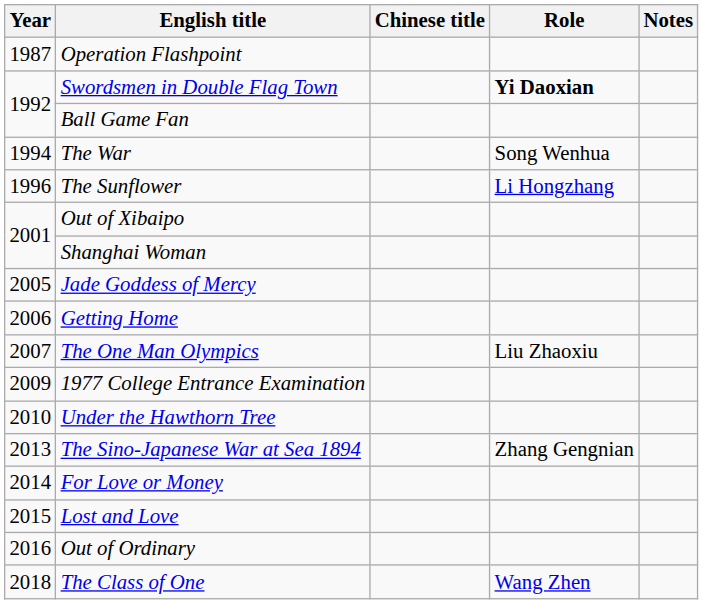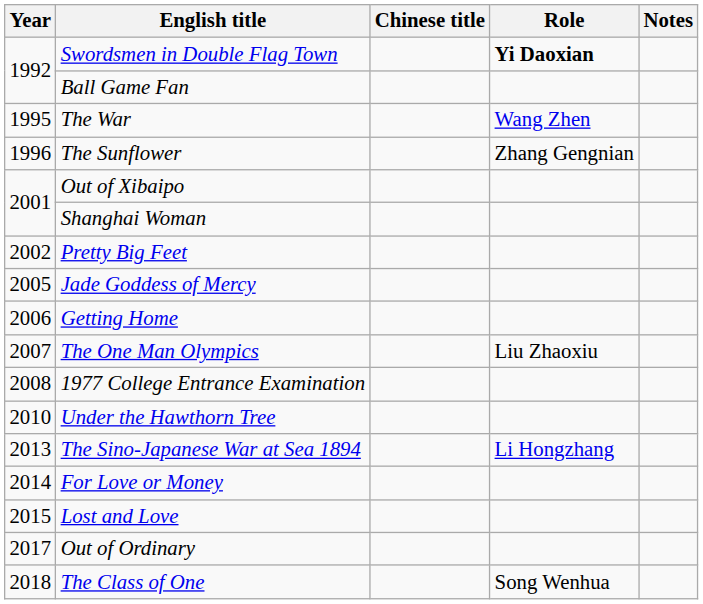- row: (151, 53)
(30, 152) 1994 -> (30, 119) 1995
(552, 152) Song Wenhua -> (543, 119) Wang Zhen
(554, 185) Li Hongzhang -> (564, 152) Zhang Gengnian
+ row: (124, 251)
(30, 383) 2009 -> (30, 383) 2008
(564, 449) Zhang Gengnian -> (554, 449) Li Hongzhang
(30, 548) 2016 -> (30, 548) 2017
(543, 581) Wang Zhen -> (552, 581) Song Wenhua
